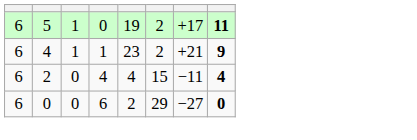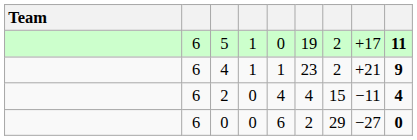+ column: (28, 17)
